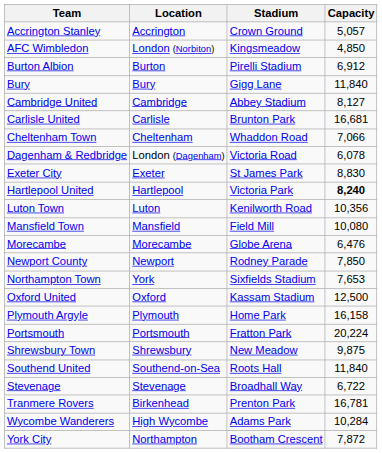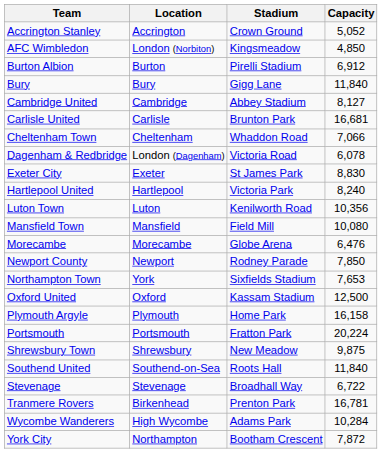(351, 31) 5,057 -> (351, 31) 5,052
(351, 191) bold -> (351, 191) normal
